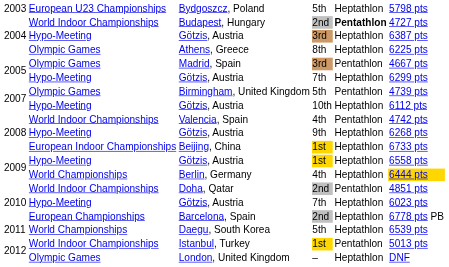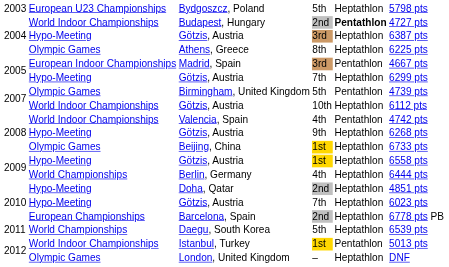(65, 64) Olympic Games -> (103, 64) European Indoor Championships
(60, 105) Hypo-Meeting -> (94, 105) World Indoor Championships
(103, 147) European Indoor Championships -> (65, 147) Olympic Games
(408, 175) gold background -> (408, 175) no background
(94, 188) World Indoor Championships -> (60, 188) Hypo-Meeting
(359, 188) Pentathlon -> (359, 188) Heptathlon
